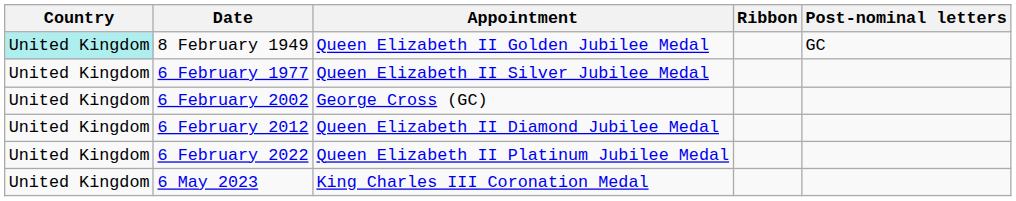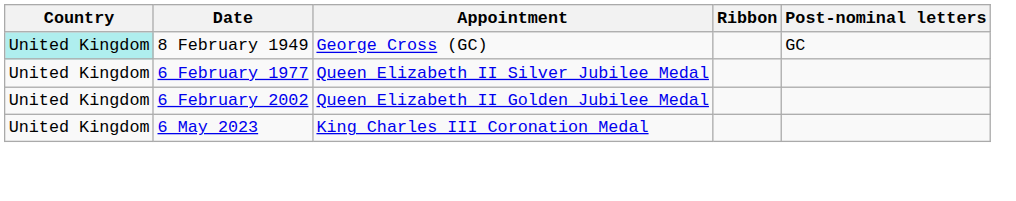(513, 46) Queen Elizabeth II Golden Jubilee Medal -> (402, 46) George Cross (GC)
(402, 100) George Cross (GC) -> (513, 100) Queen Elizabeth II Golden Jubilee Medal
- row: (233, 128)
- row: (233, 155)
